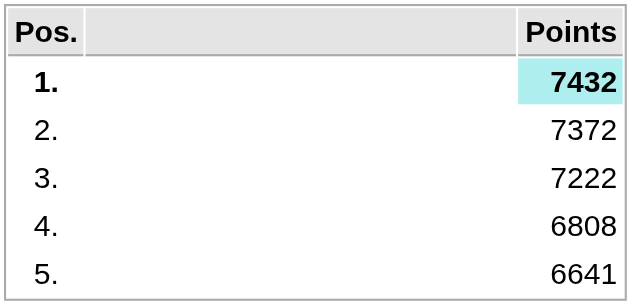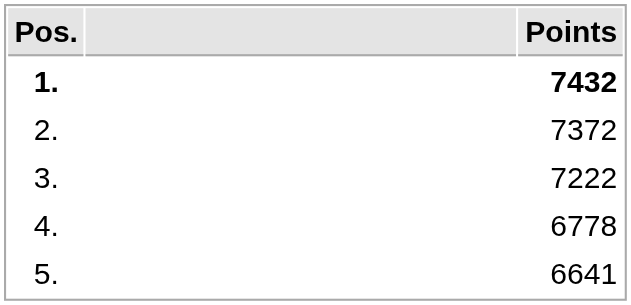(584, 81) paleturquoise background -> (584, 81) no background
(584, 226) 6808 -> (584, 226) 6778
